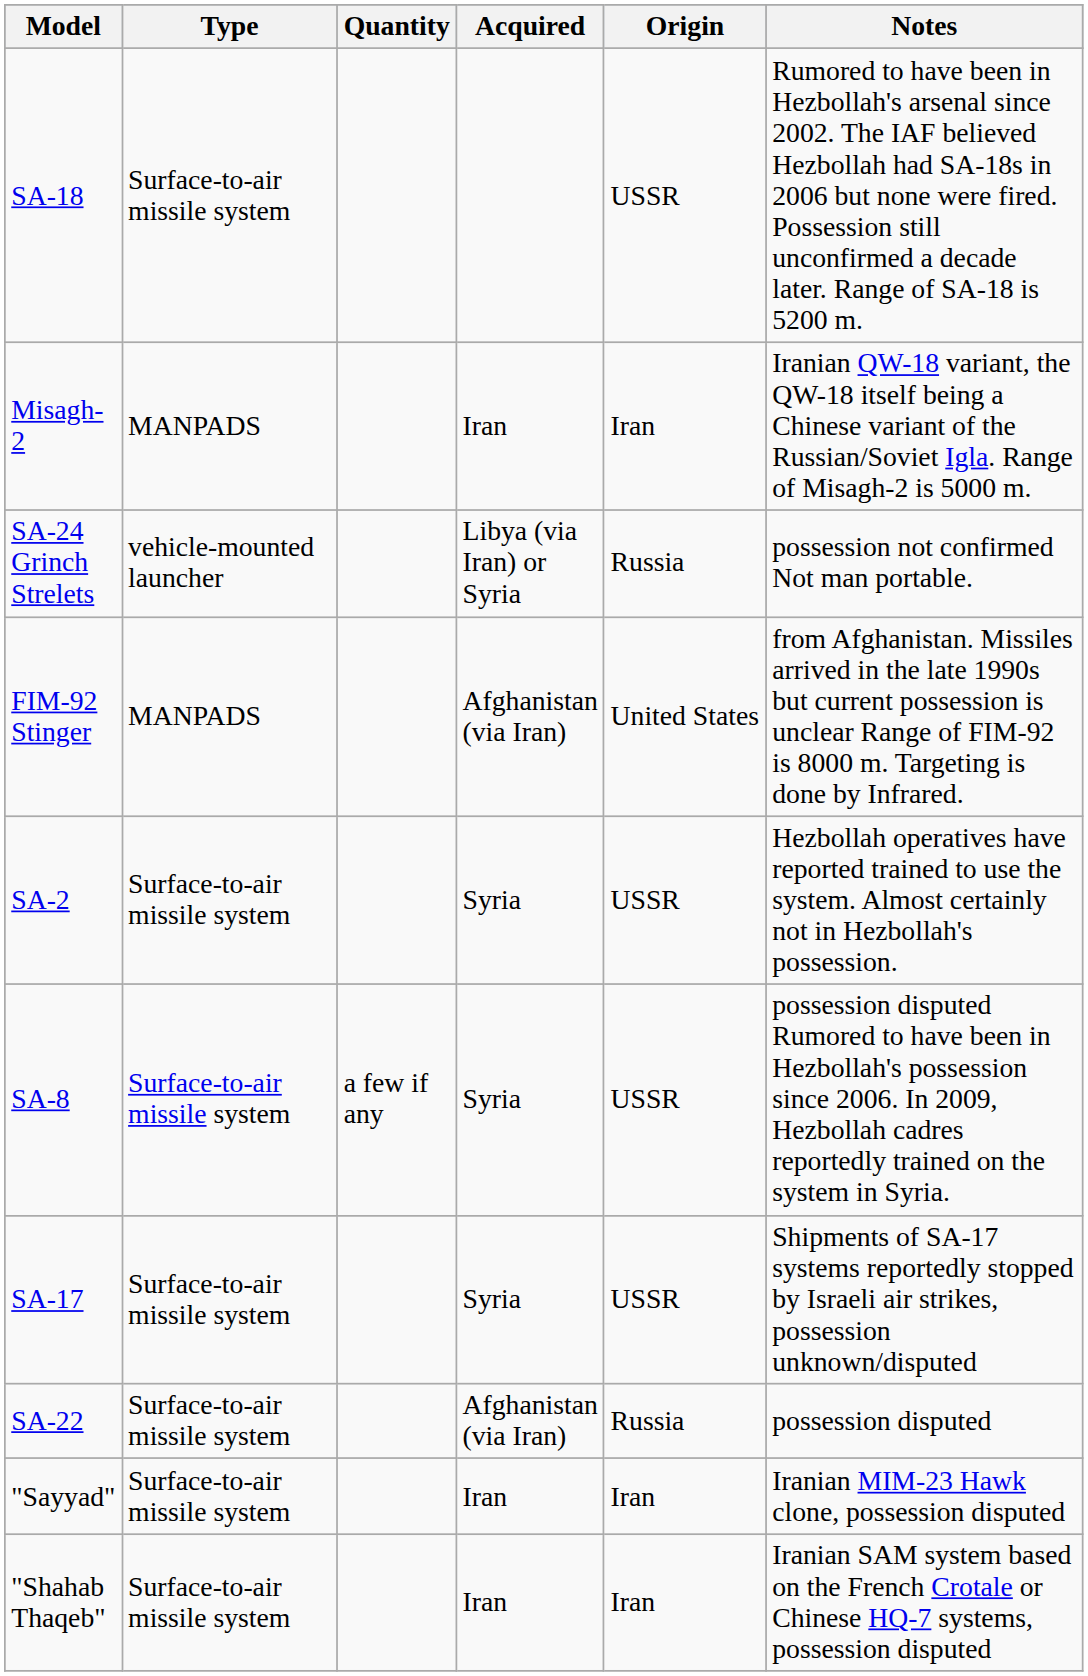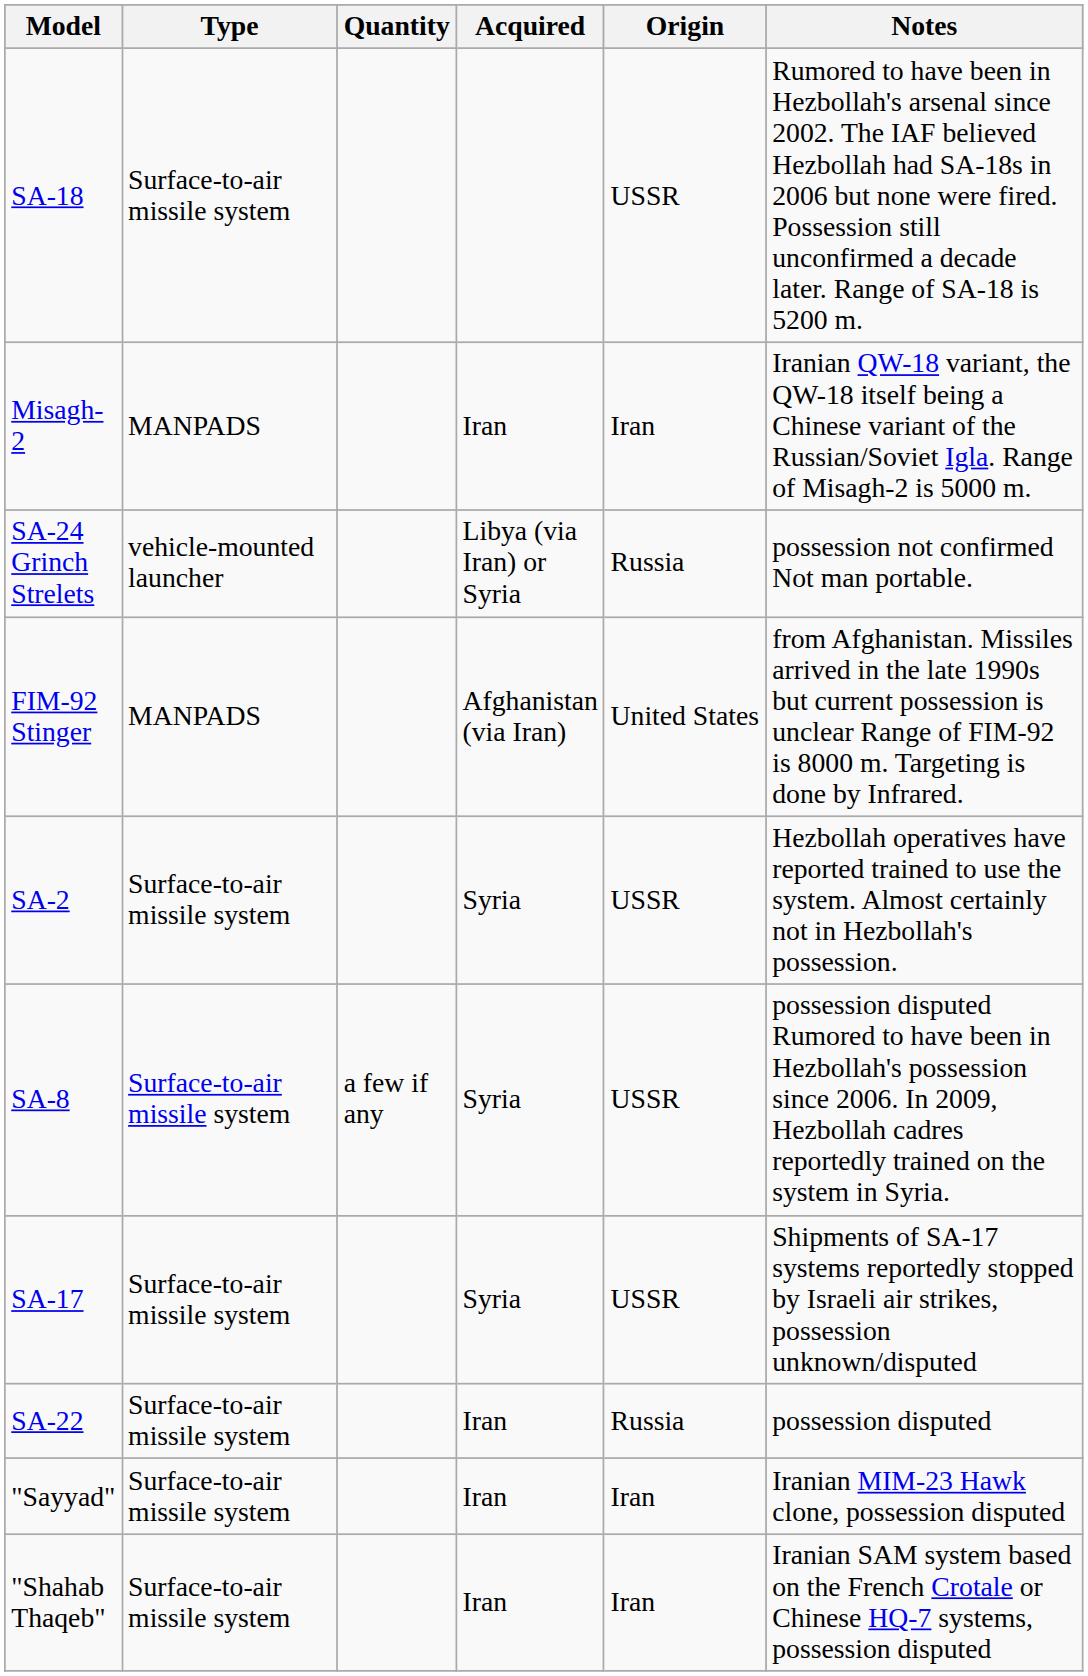(530, 1420) Afghanistan (via Iran) -> (485, 1420) Iran
